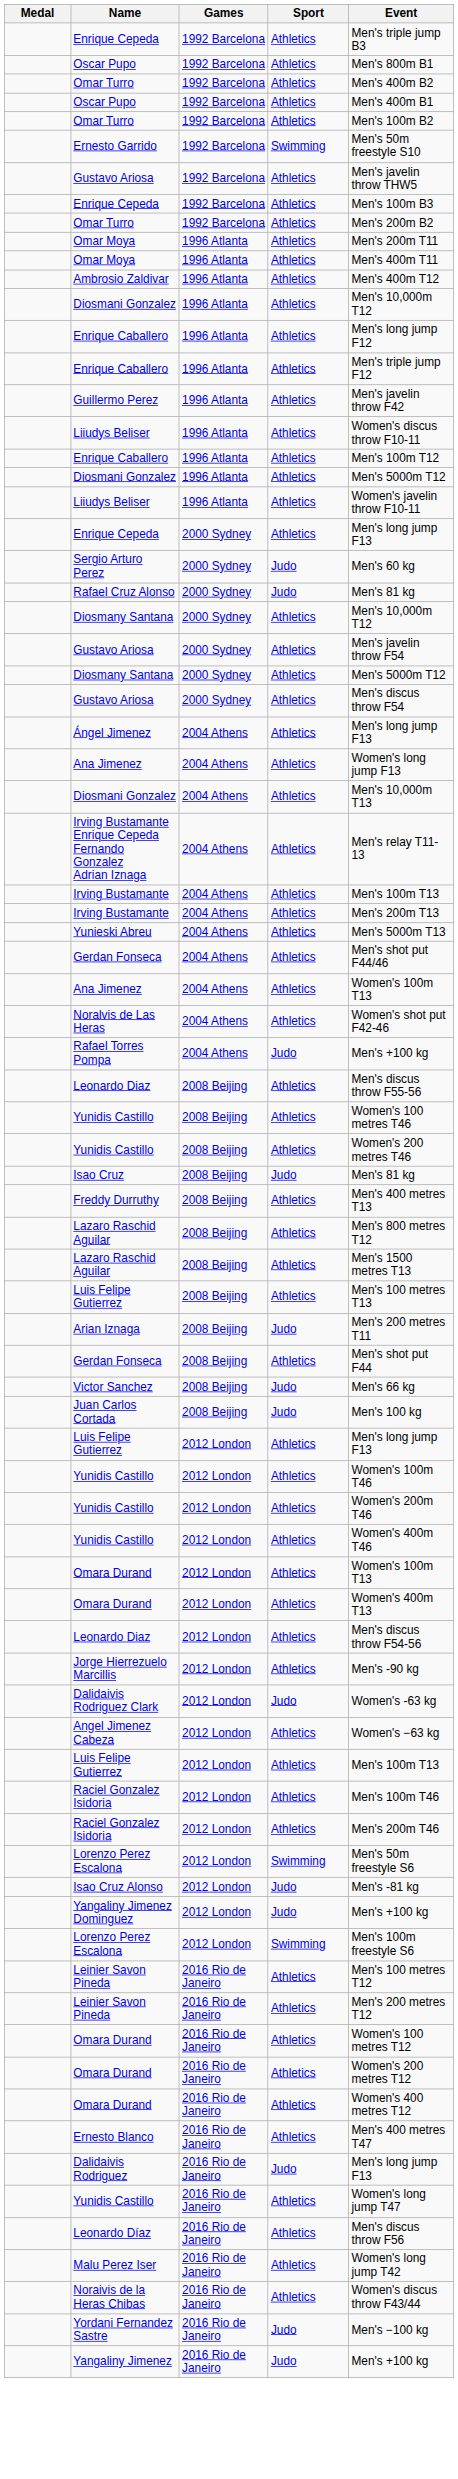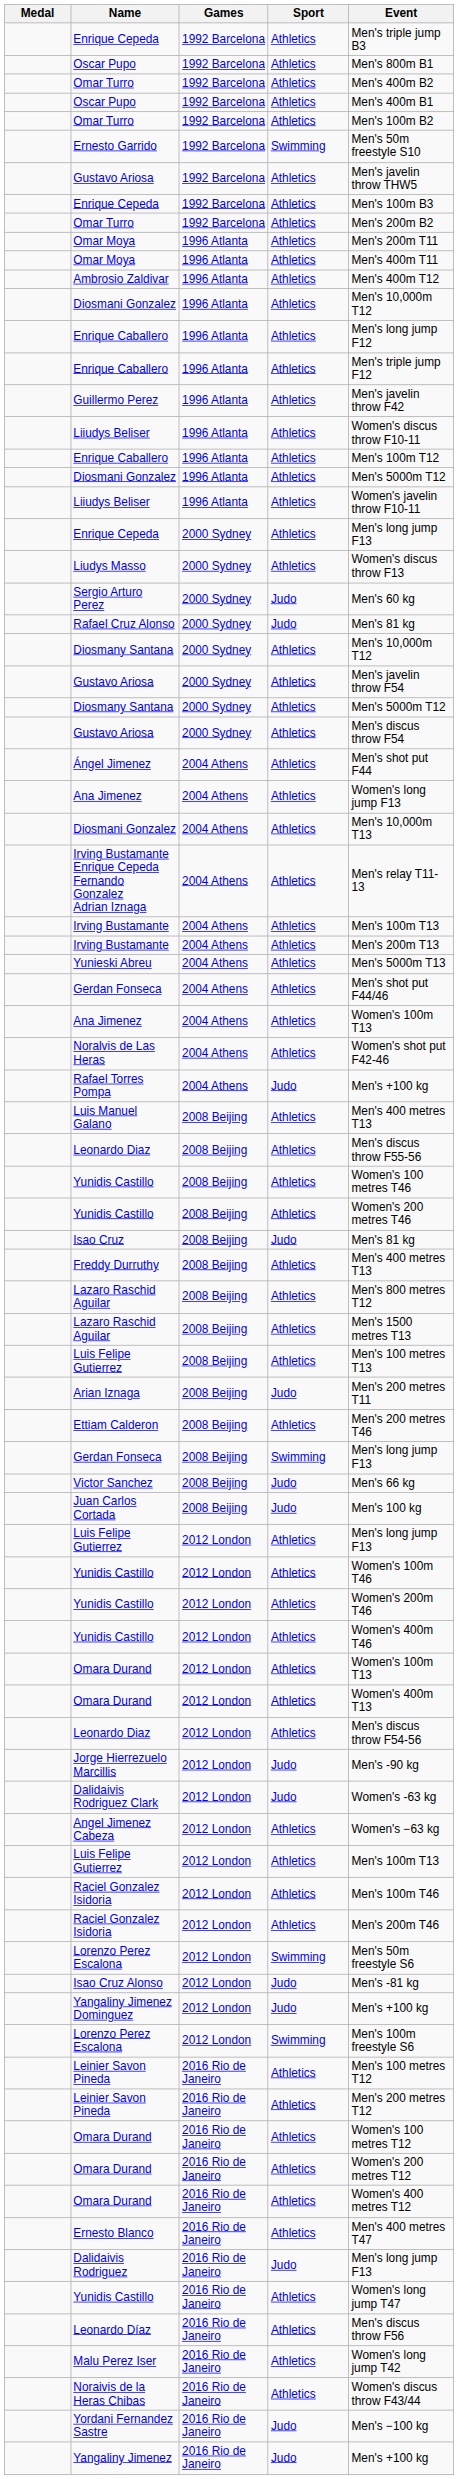+ row: (110, 566)
(394, 732) Men's long jump F13 -> (390, 764) Men's shot put F44
+ row: (105, 1117)
+ row: (116, 1425)
(293, 1361) Athletics -> (298, 1457) Swimming
(390, 1361) Men's shot put F44 -> (394, 1457) Men's long jump F13
(293, 1669) Athletics -> (284, 1765) Judo
